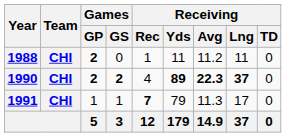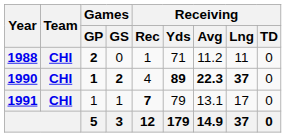(178, 57) 11 -> (178, 57) 71
(94, 79) 2 -> (94, 79) 1
(210, 100) 11.3 -> (210, 100) 13.1
